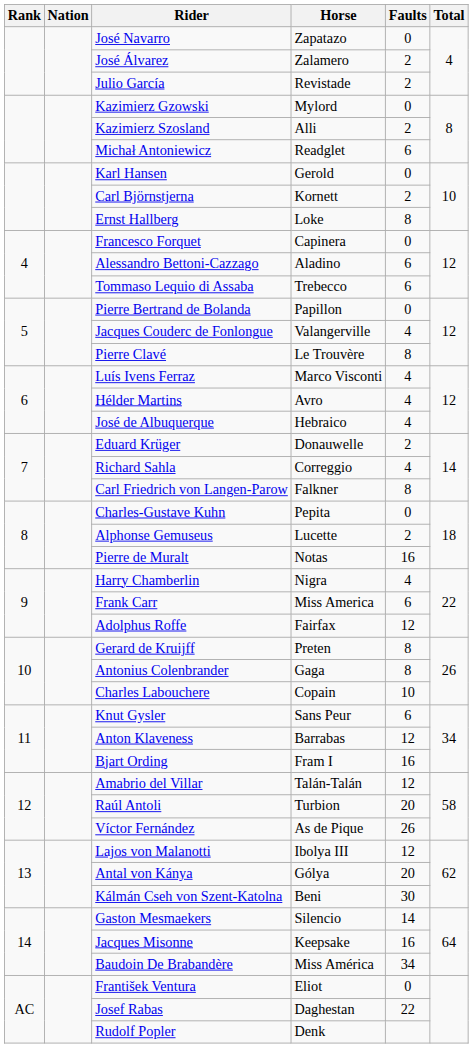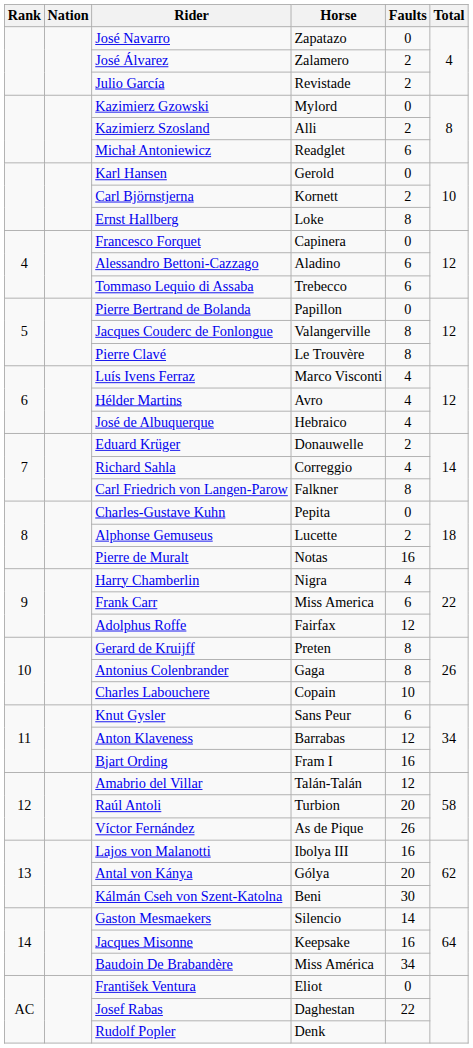(408, 331) 4 -> (408, 331) 8
(408, 851) 12 -> (408, 851) 16
